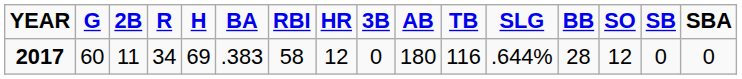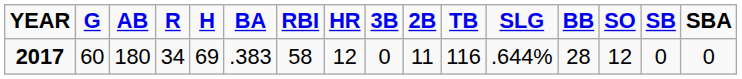columns swapped: (418, 21) <-> (128, 21)
